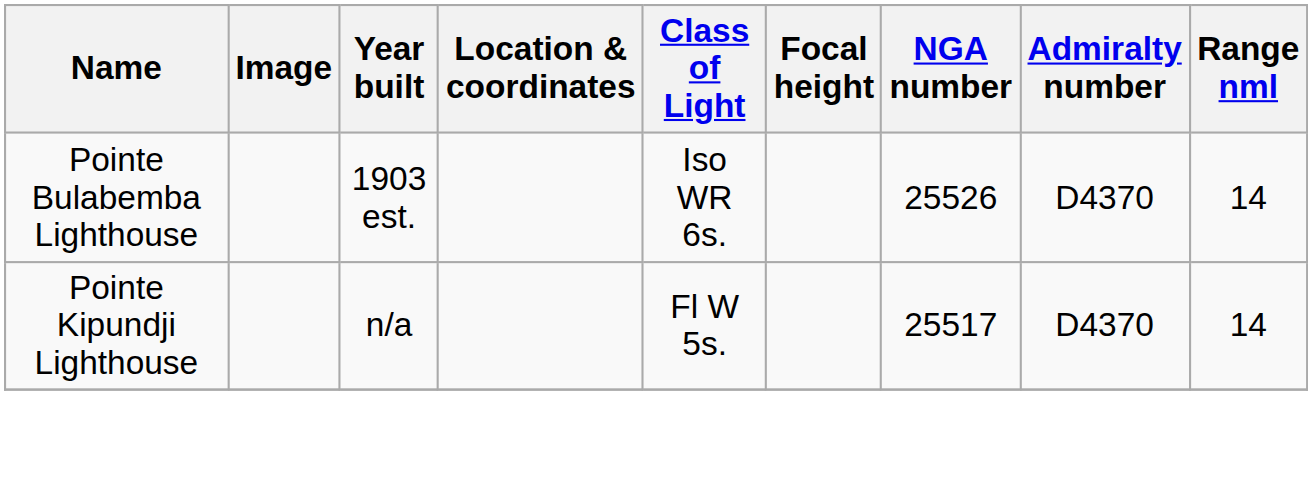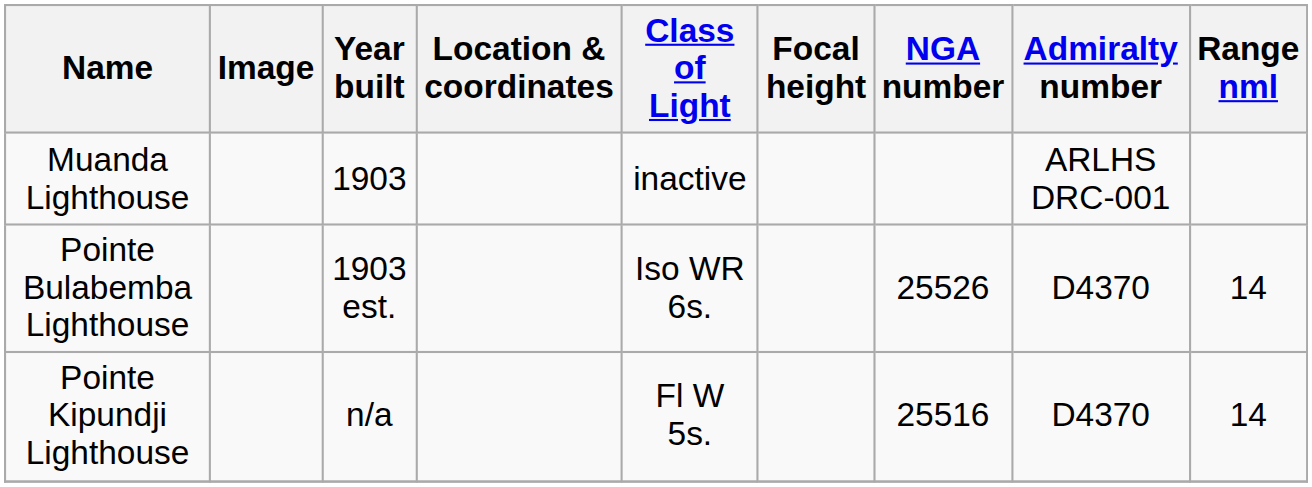+ row: (108, 178)
(951, 325) 25517 -> (943, 415) 25516
